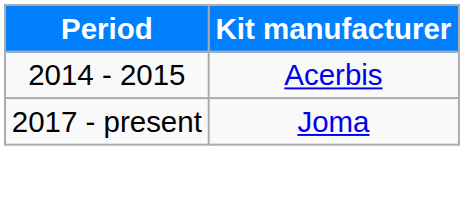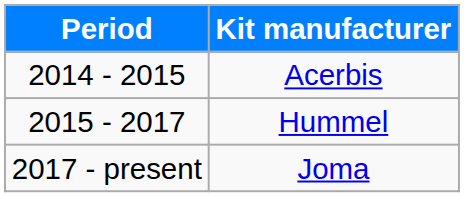+ row: (333, 122)
